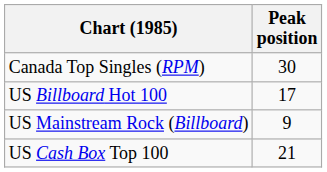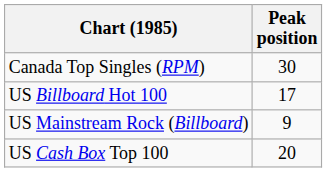(287, 152) 21 -> (287, 152) 20
